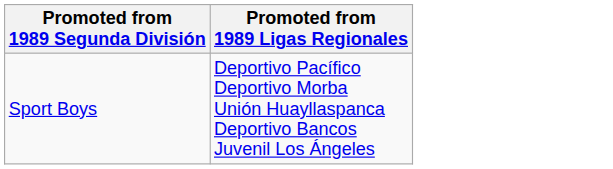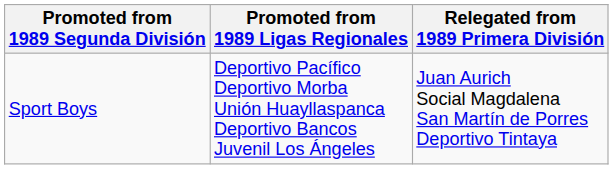+ column: (510, 29)
